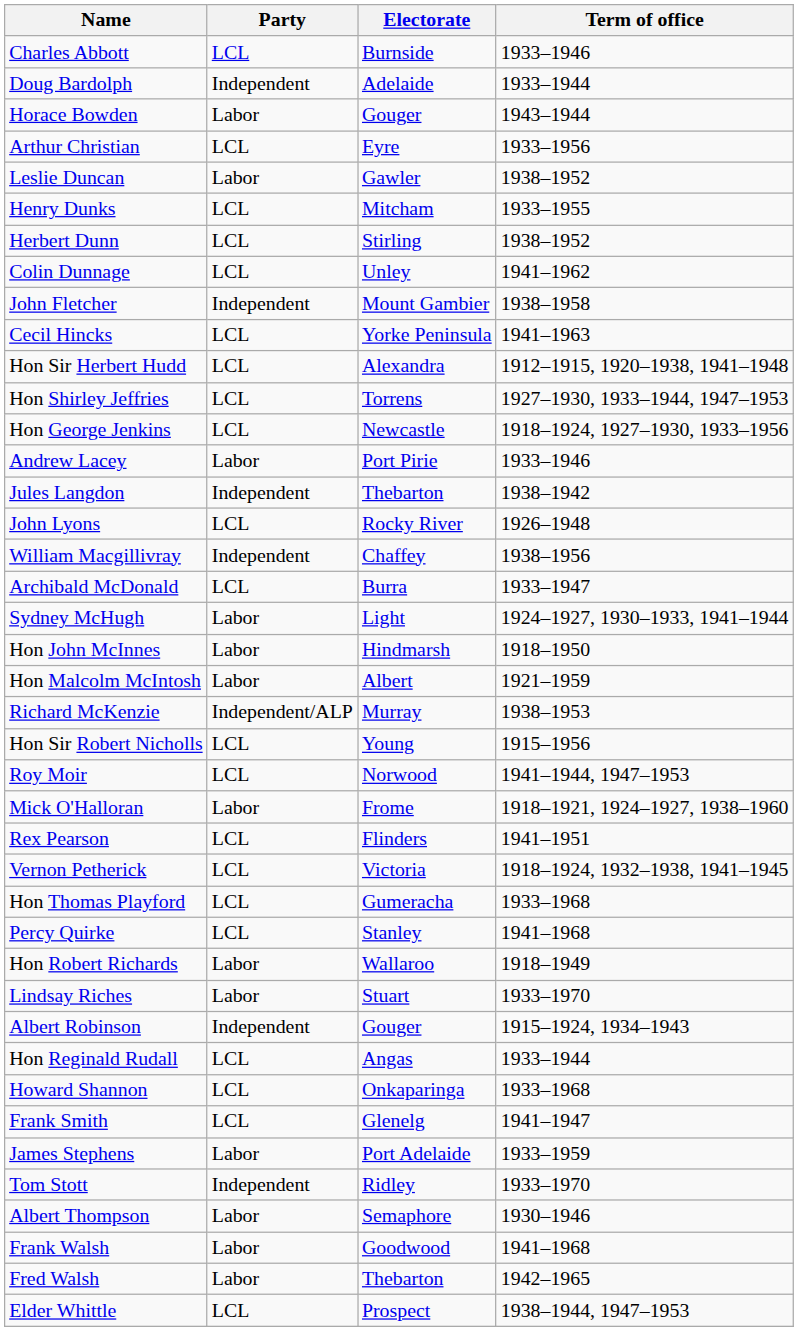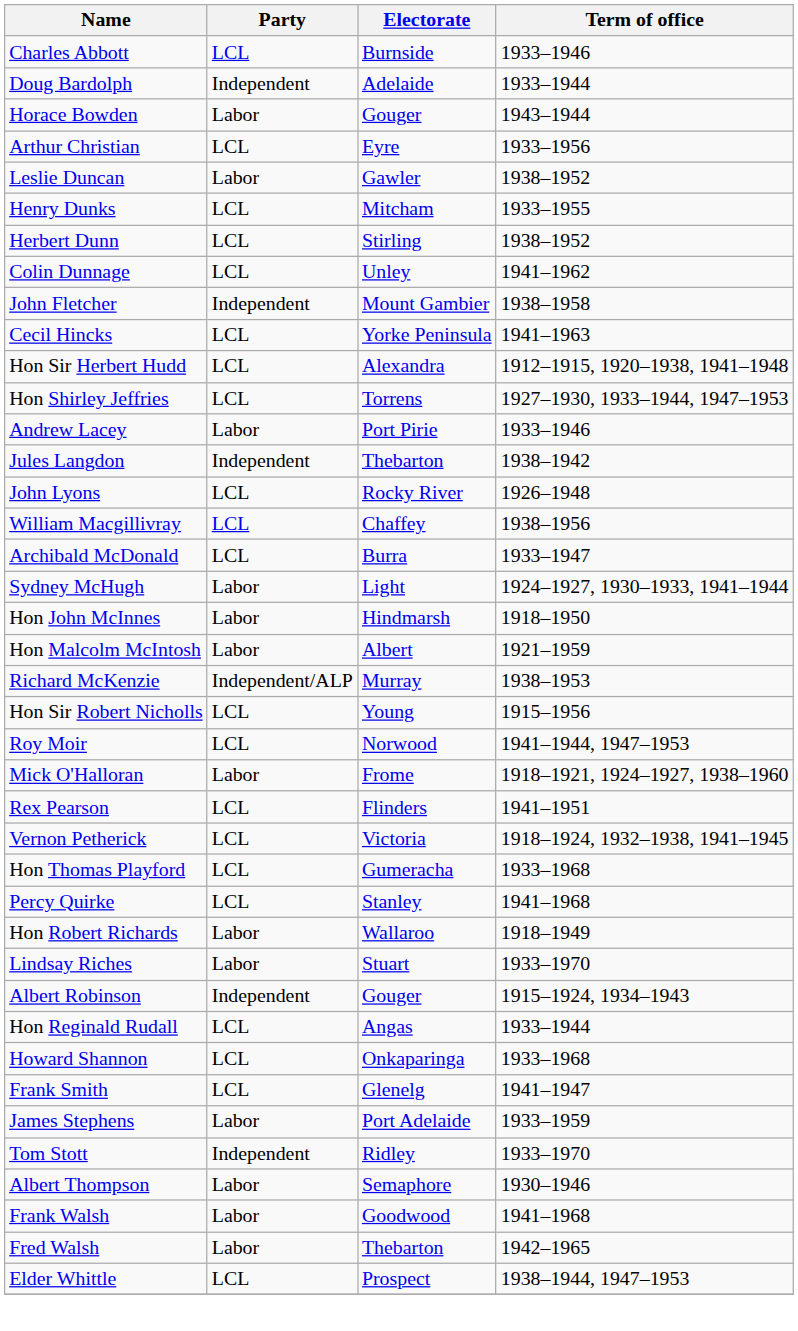- row: (90, 429)
(261, 555) Independent -> (231, 523) LCL
